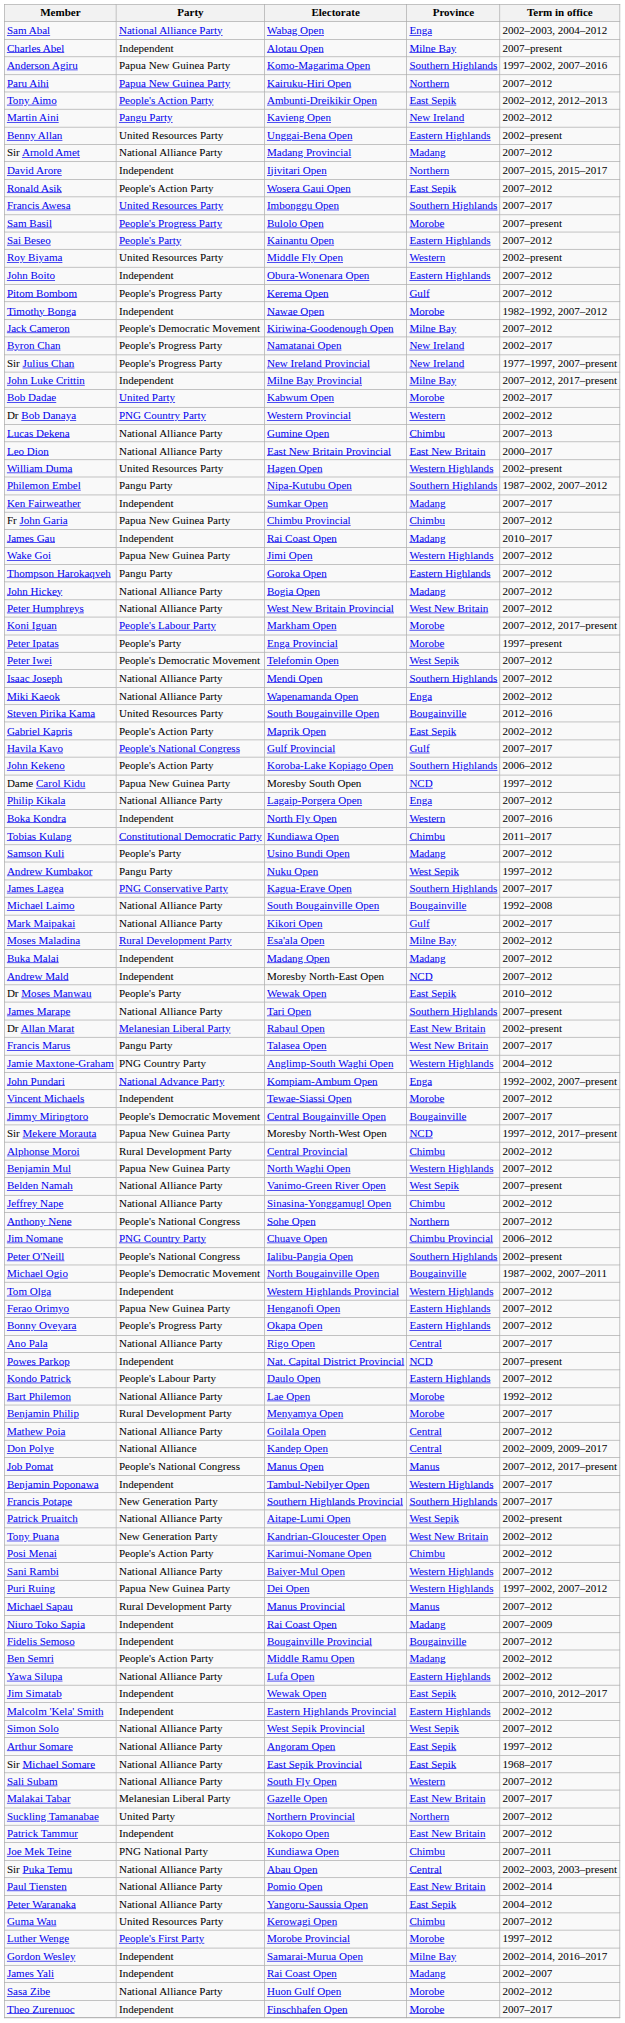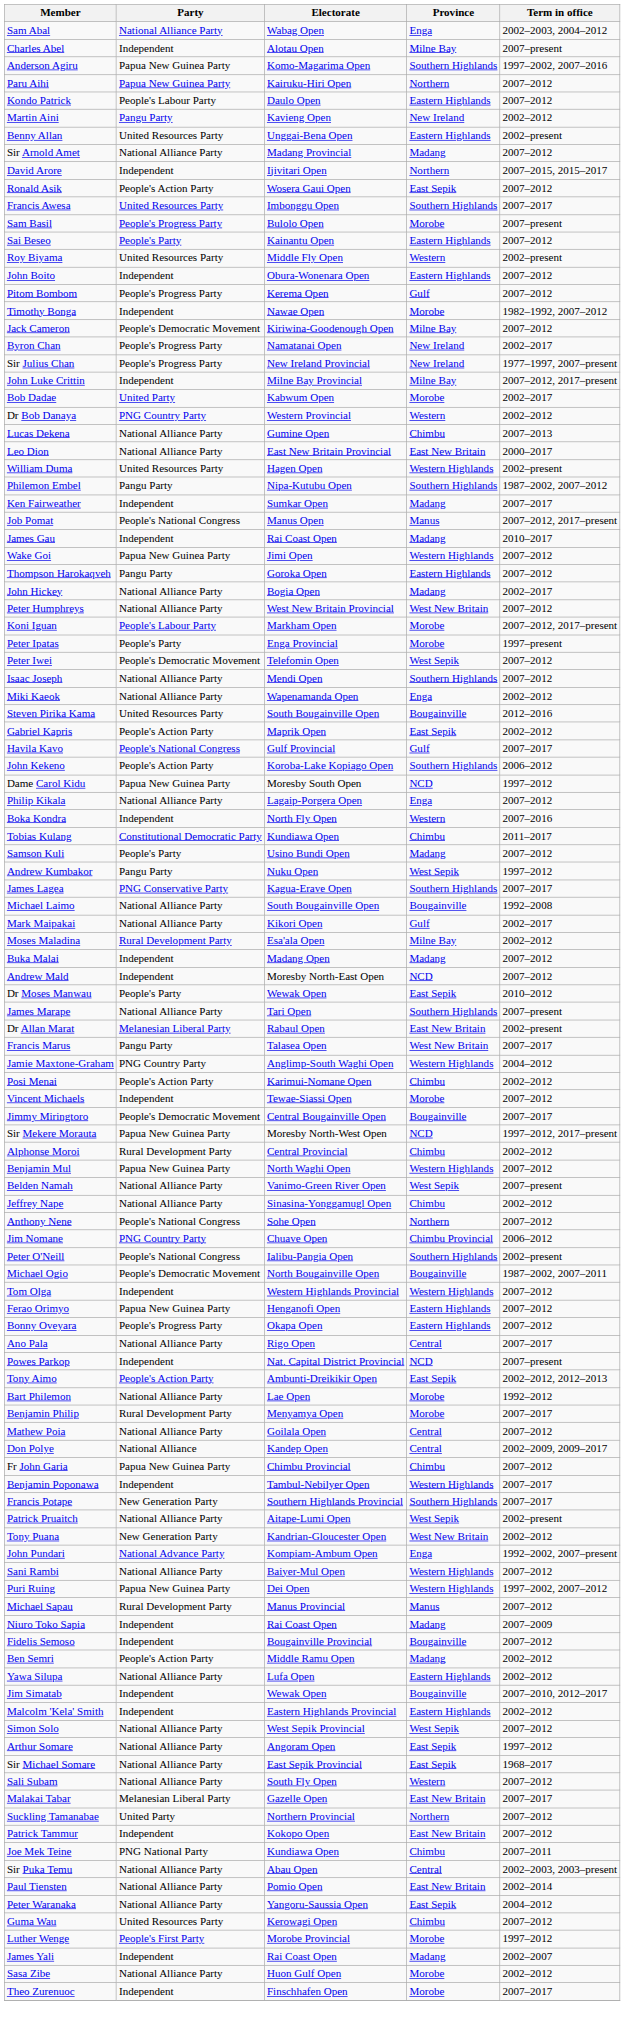rows swapped: (32, 100) <-> (39, 1378)
rows swapped: (37, 521) <-> (30, 1466)
(527, 591) 2007–2012 -> (527, 591) 2002–2017
rows swapped: (32, 1554) <-> (36, 1081)
(433, 1694) East Sepik -> (438, 1694) Bougainville
- row: (41, 1956)
